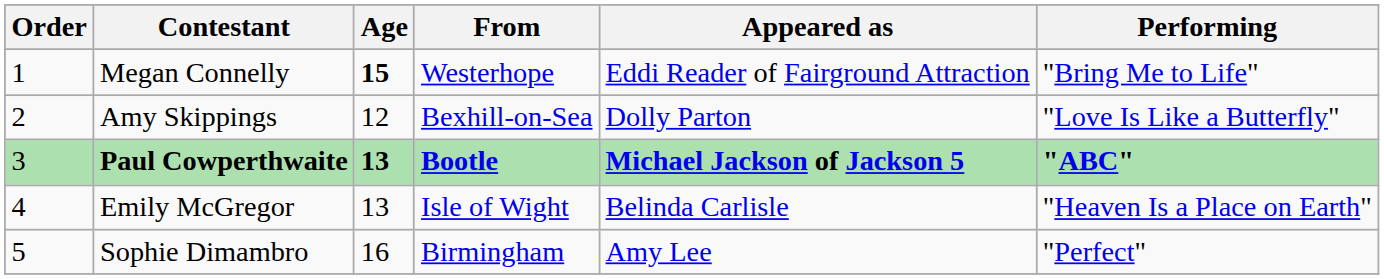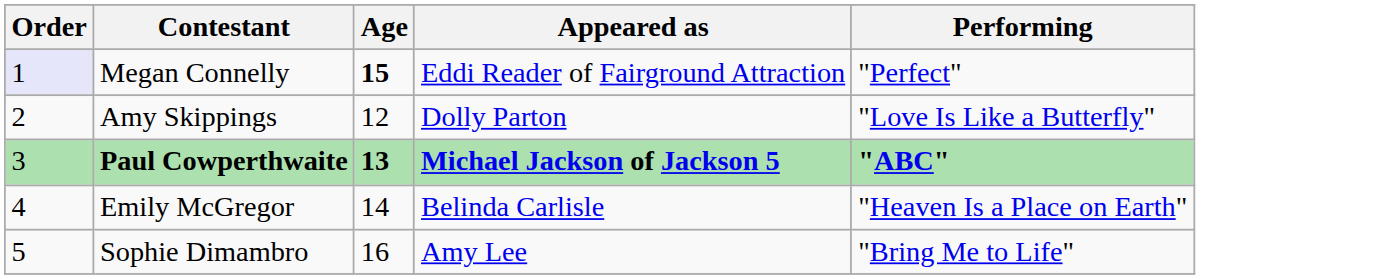- column: (507, 26)
(18, 71) no background -> (18, 71) lavender background
(1151, 71) "Bring Me to Life" -> (910, 71) "Perfect"
(375, 206) 13 -> (375, 206) 14
(1094, 251) "Perfect" -> (966, 251) "Bring Me to Life"
